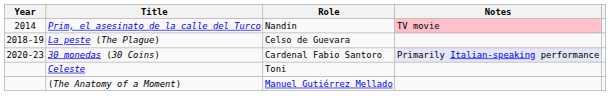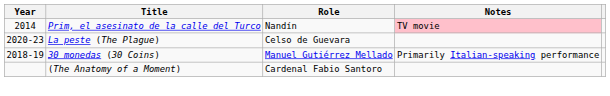(25, 40) 2018-19 -> (25, 40) 2020-23
(25, 55) 2020-23 -> (25, 55) 2018-19
(324, 55) Cardenal Fabio Santoro -> (329, 55) Manuel Gutiérrez Mellado
(498, 55) lavender background -> (498, 55) no background
- row: (67, 69)
(329, 84) Manuel Gutiérrez Mellado -> (324, 69) Cardenal Fabio Santoro
